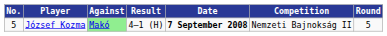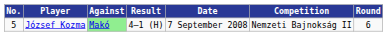(207, 25) bold -> (207, 25) normal
(368, 25) 5 -> (368, 25) 6
